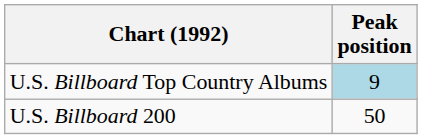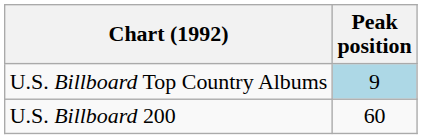(375, 116) 50 -> (375, 116) 60
